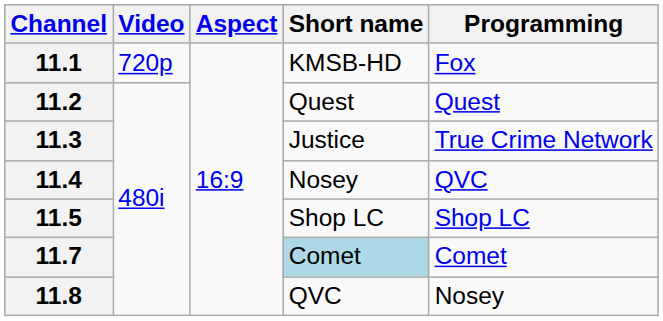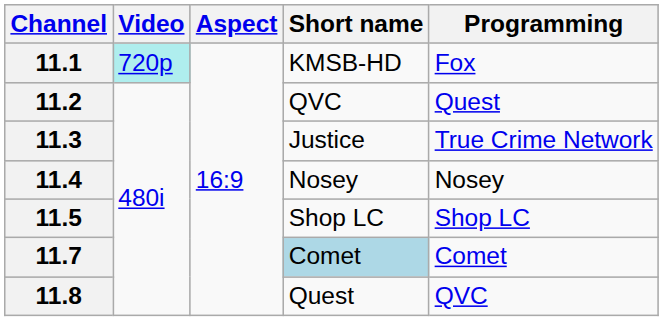(146, 62) no background -> (146, 62) paleturquoise background
(321, 101) Quest -> (315, 101) QVC
(461, 179) QVC -> (469, 179) Nosey
(315, 295) QVC -> (321, 295) Quest
(469, 295) Nosey -> (461, 295) QVC
